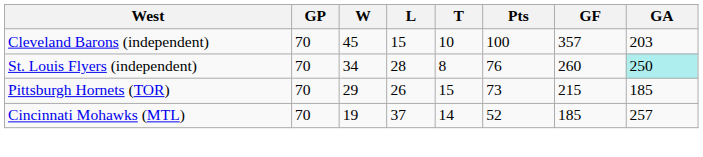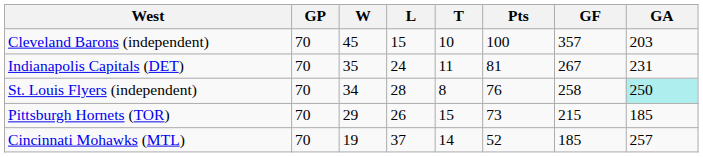+ row: (96, 66)
(570, 66) 260 -> (570, 90) 258
